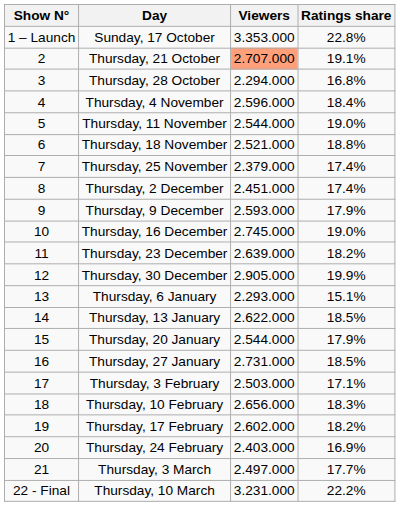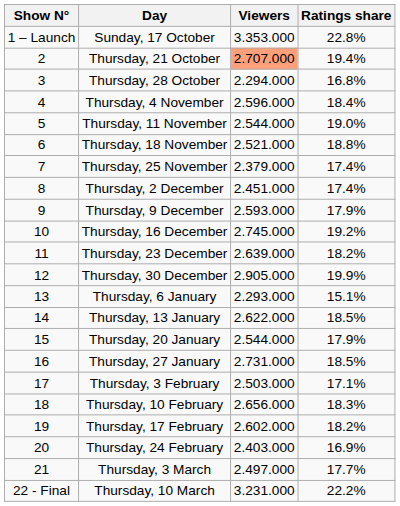(346, 59) 19.1% -> (346, 59) 19.4%
(346, 232) 19.0% -> (346, 232) 19.2%
